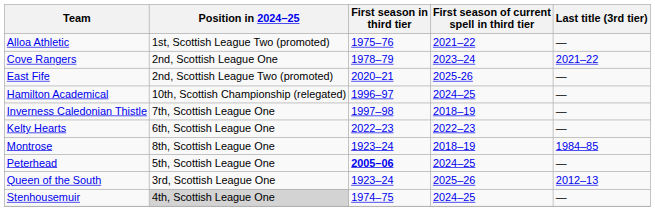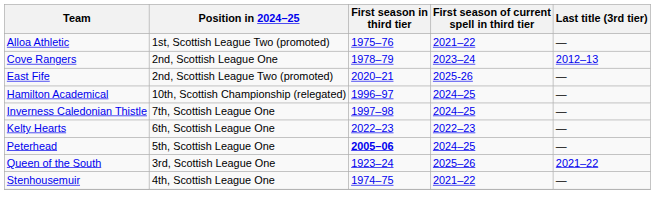(577, 59) 2021–22 -> (577, 59) 2012–13
(454, 111) 2018–19 -> (454, 111) 2024–25
- row: (30, 146)
(577, 180) 2012–13 -> (577, 163) 2021–22
(213, 197) lightgrey background -> (213, 180) no background
(454, 197) 2024–25 -> (454, 180) 2021–22
